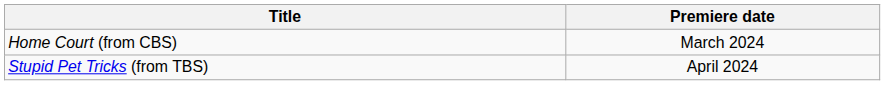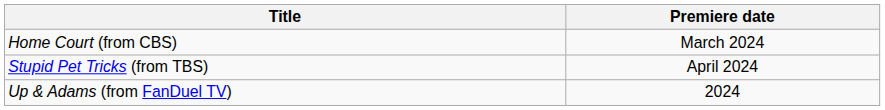+ row: (120, 92)
